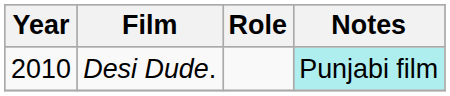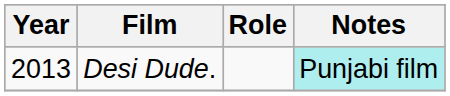(41, 68) 2010 -> (41, 68) 2013
